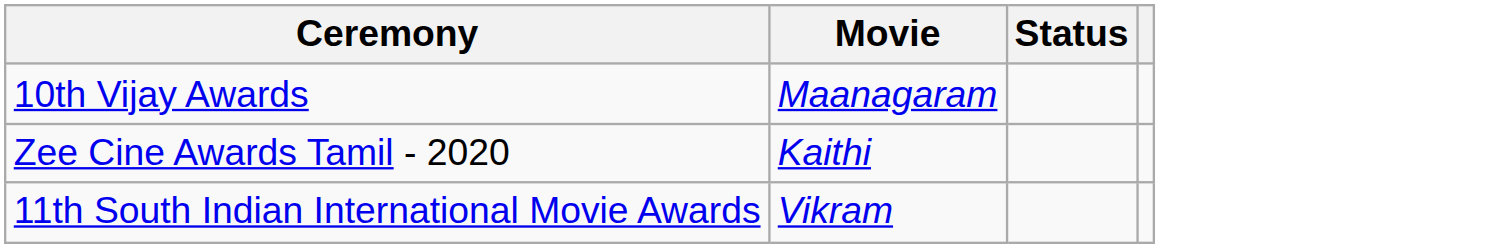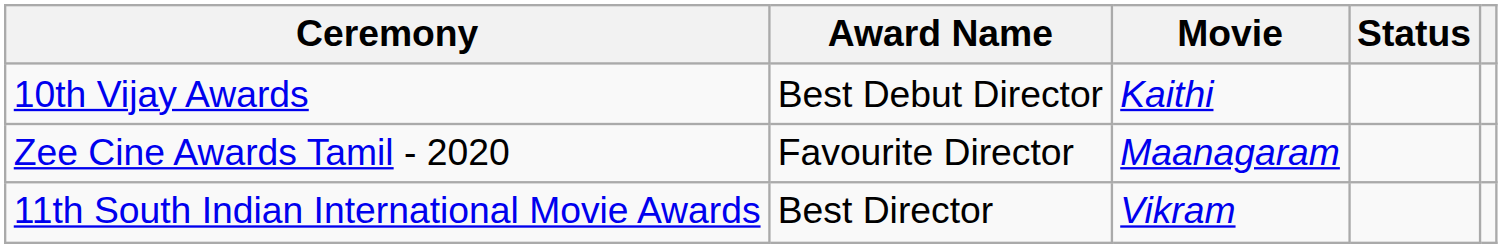+ column: (940, 34)
(888, 93) Maanagaram -> (1167, 93) Kaithi
(824, 152) Kaithi -> (1230, 152) Maanagaram
